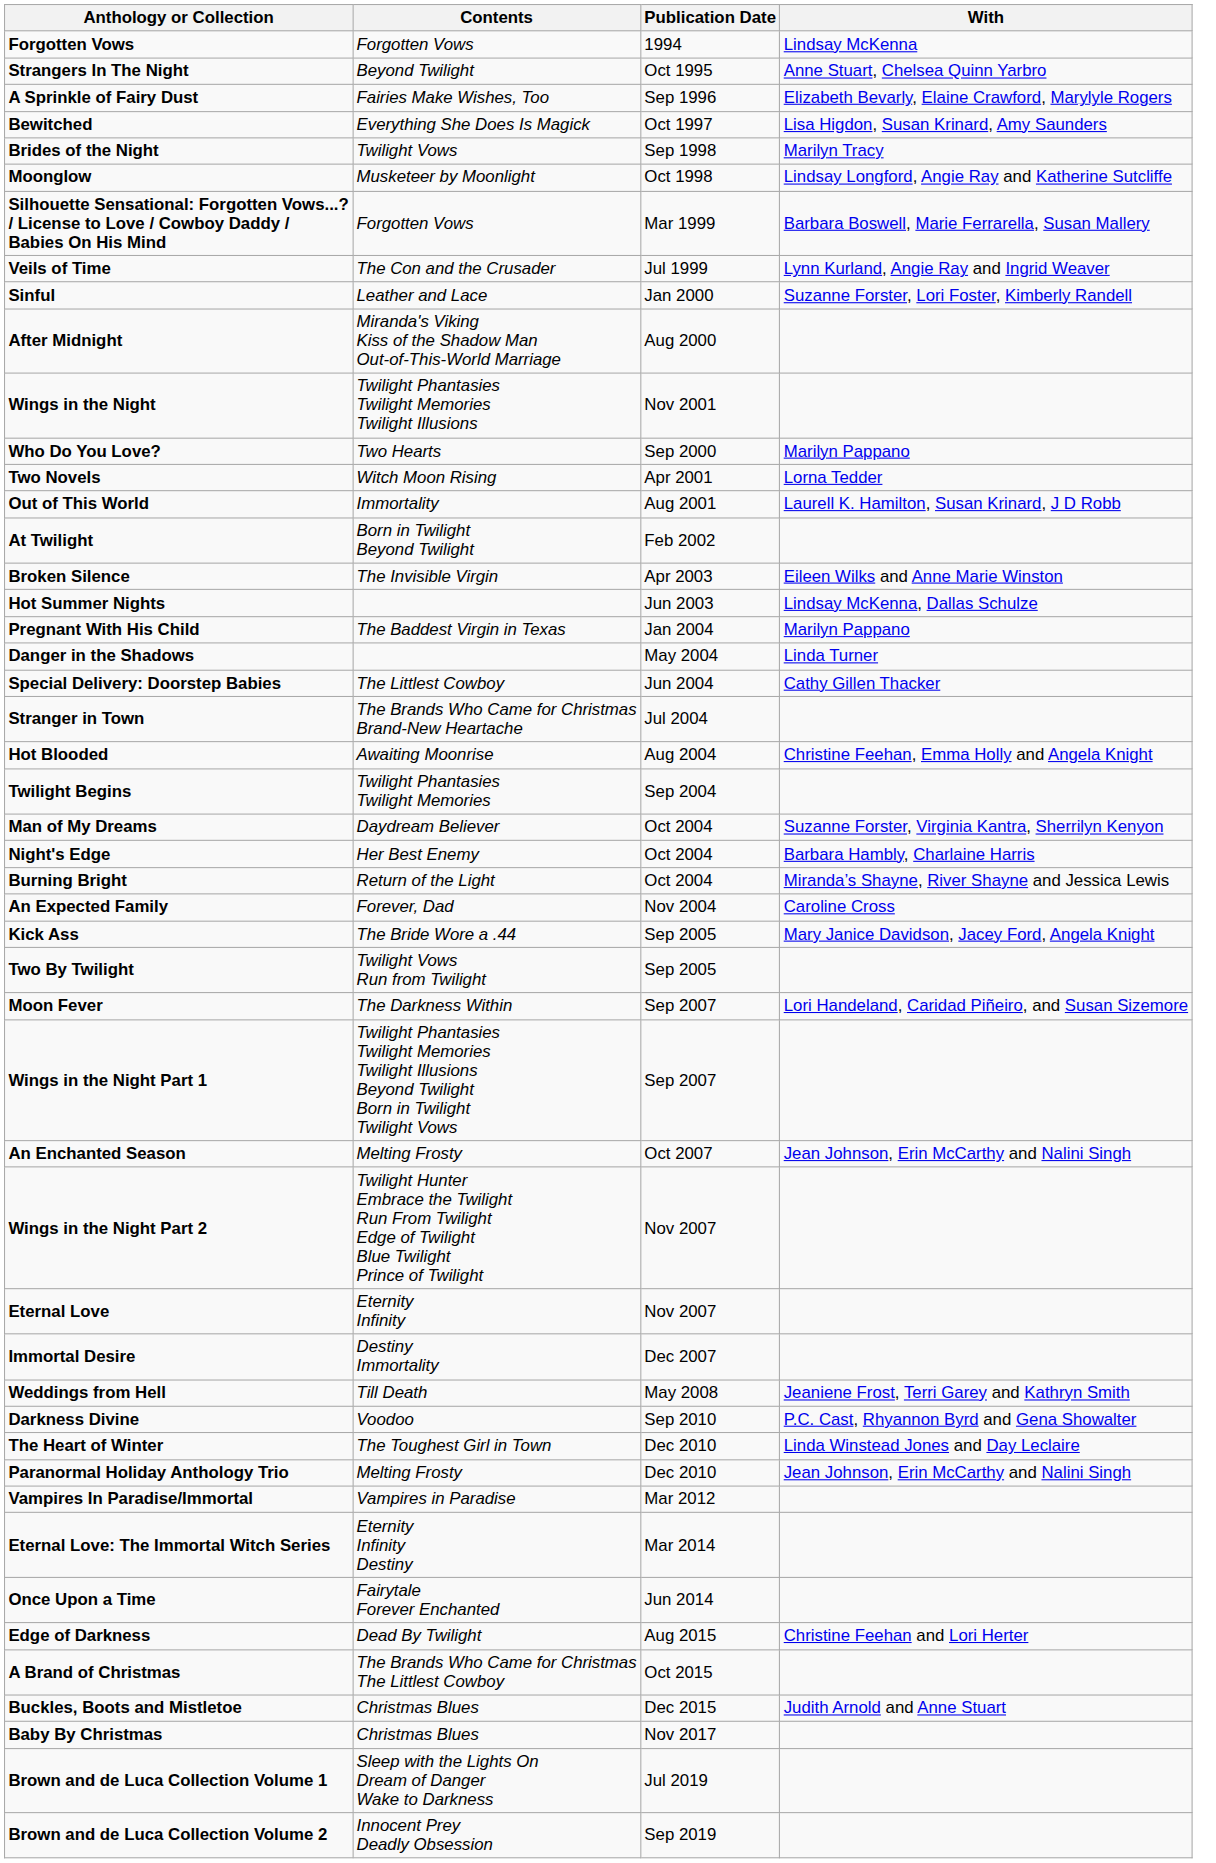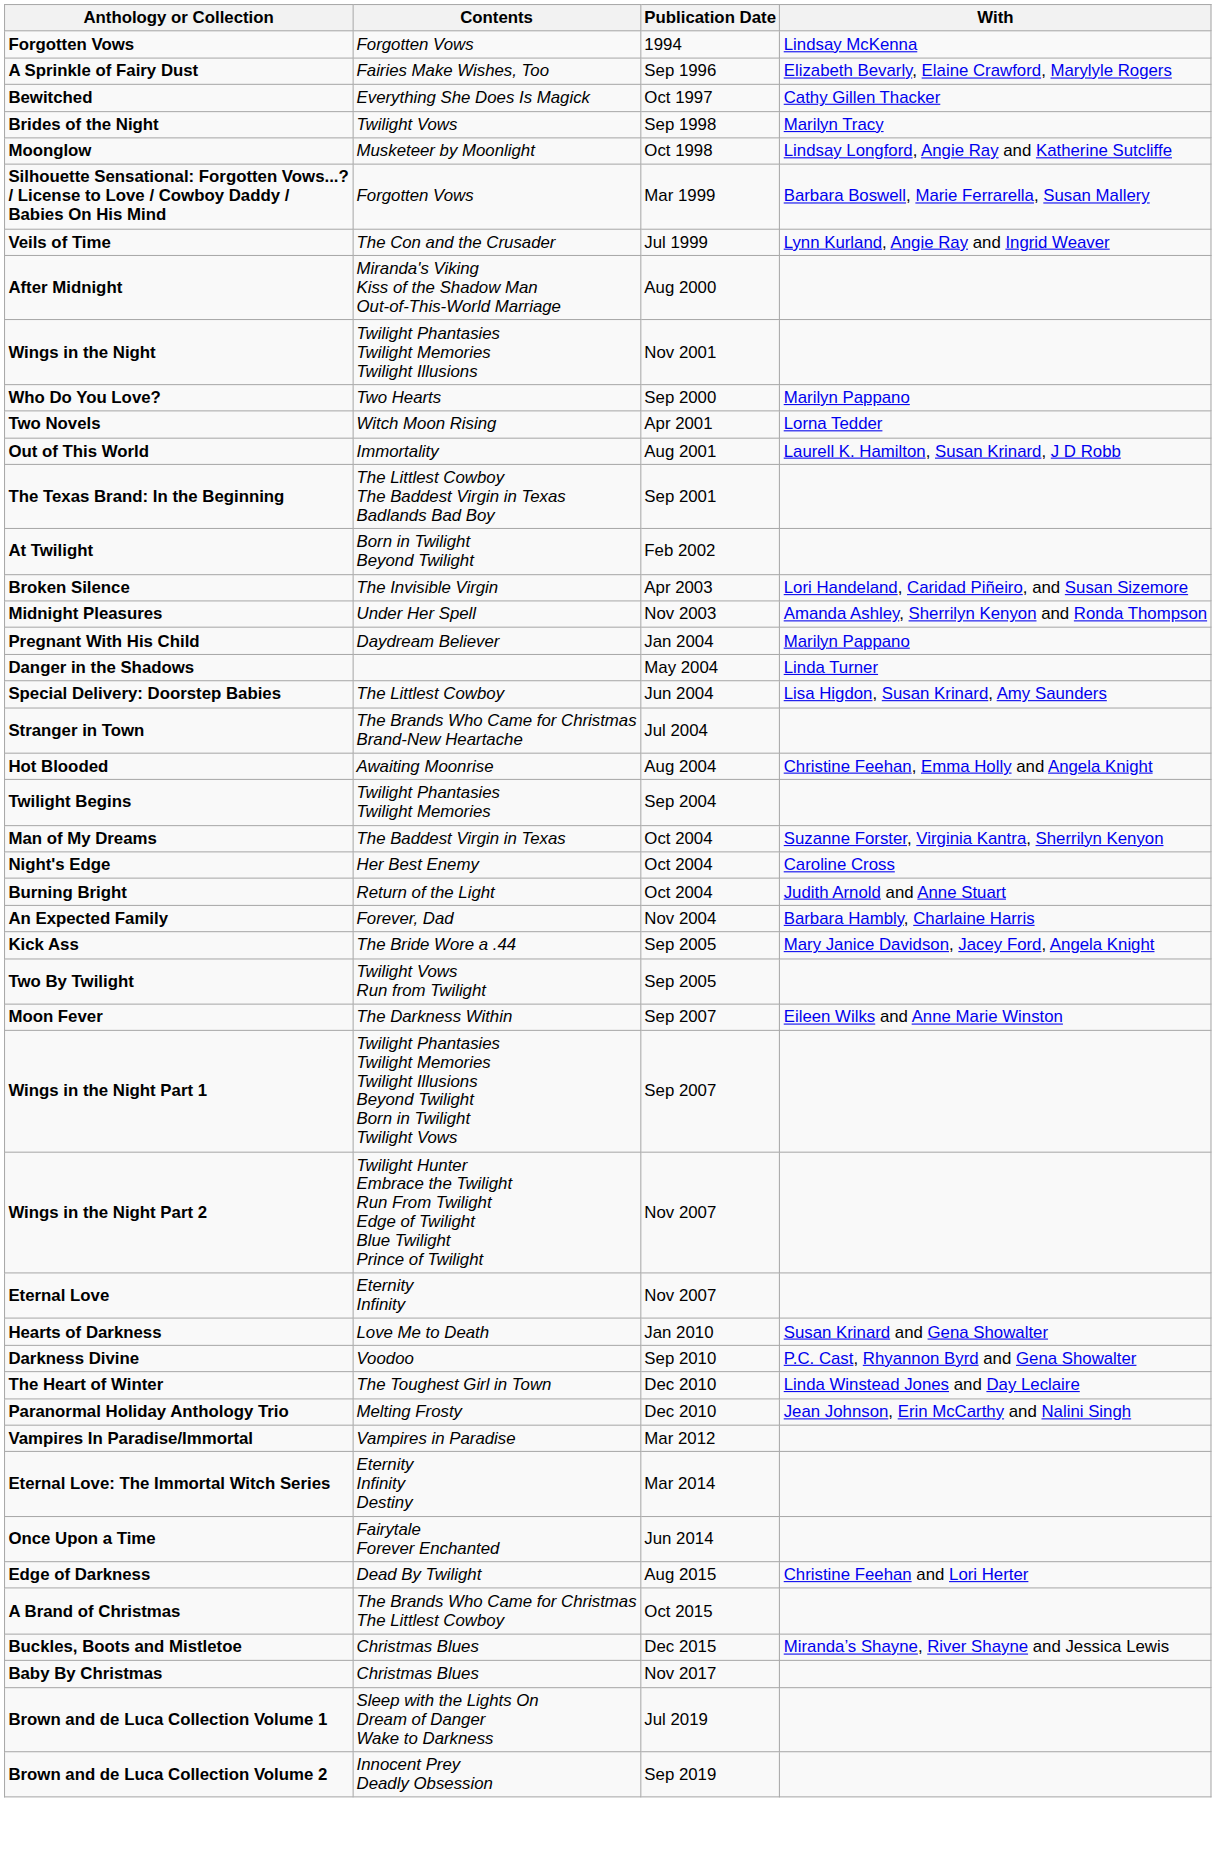- row: (98, 71)
(945, 124) Lisa Higdon, Susan Krinard, Amy Saunders -> (862, 97) Cathy Gillen Thacker
- row: (32, 295)
+ row: (146, 496)
(923, 576) Eileen Wilks and Anne Marie Winston -> (986, 587) Lori Handeland, Caridad Piñeiro, and Susan Sizemore
- row: (87, 603)
+ row: (85, 614)
(461, 629) The Baddest Virgin in Texas -> (428, 640) Daydream Believer
(862, 682) Cathy Gillen Thacker -> (945, 694) Lisa Higdon, Susan Krinard, Amy Saunders
(428, 827) Daydream Believer -> (461, 838) The Baddest Virgin in Texas
(909, 854) Barbara Hambly, Charlaine Harris -> (839, 865) Caroline Cross
(976, 880) Miranda’s Shayne, River Shayne and Jessica Lewis -> (895, 891) Judith Arnold and Anne Stuart
(839, 907) Caroline Cross -> (909, 918) Barbara Hambly, Charlaine Harris
(986, 1006) Lori Handeland, Caridad Piñeiro, and Susan Sizemore -> (923, 1017) Eileen Wilks and Anne Marie Winston
- row: (97, 1153)
- row: (72, 1356)
- row: (87, 1392)
+ row: (85, 1331)
(895, 1708) Judith Arnold and Anne Stuart -> (976, 1647) Miranda’s Shayne, River Shayne and Jessica Lewis
